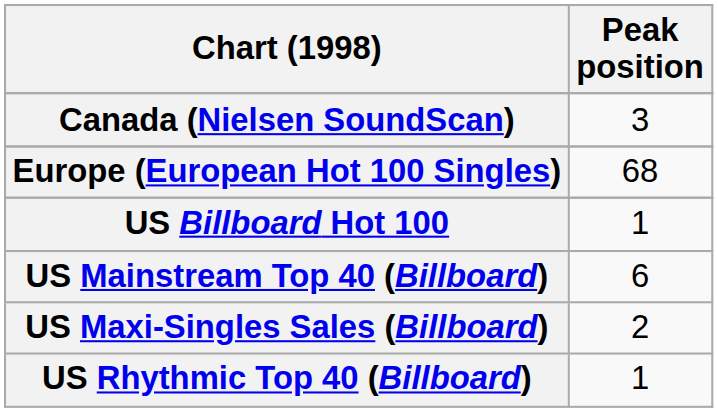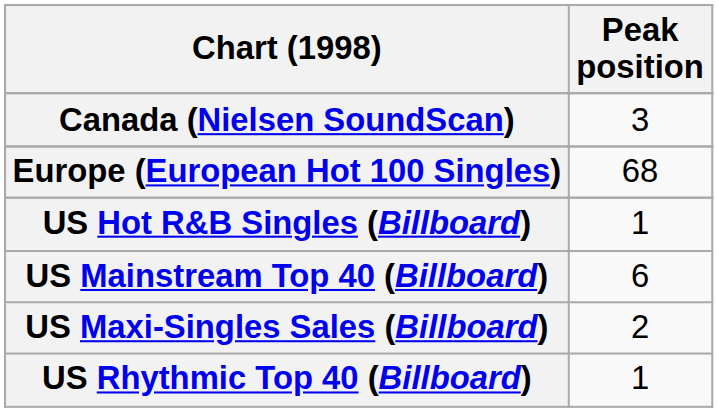- row: (287, 223)
+ row: (287, 223)
